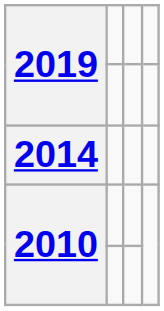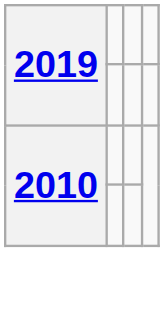- row: (56, 154)
